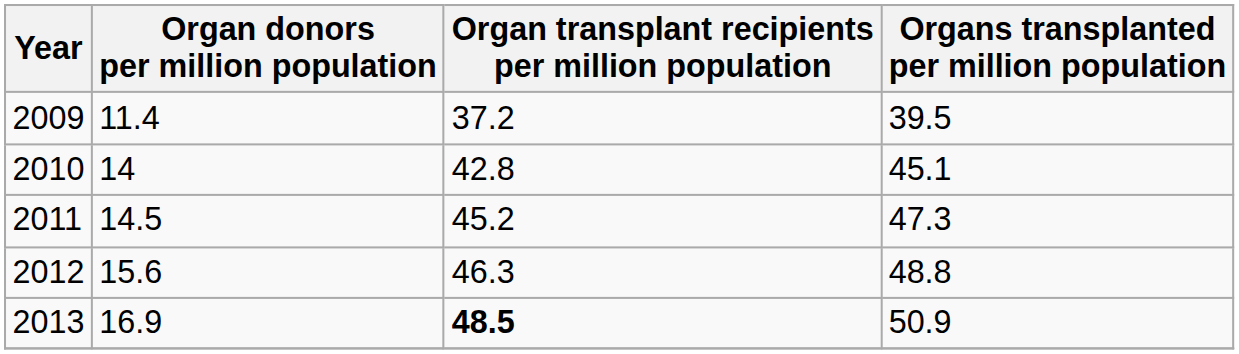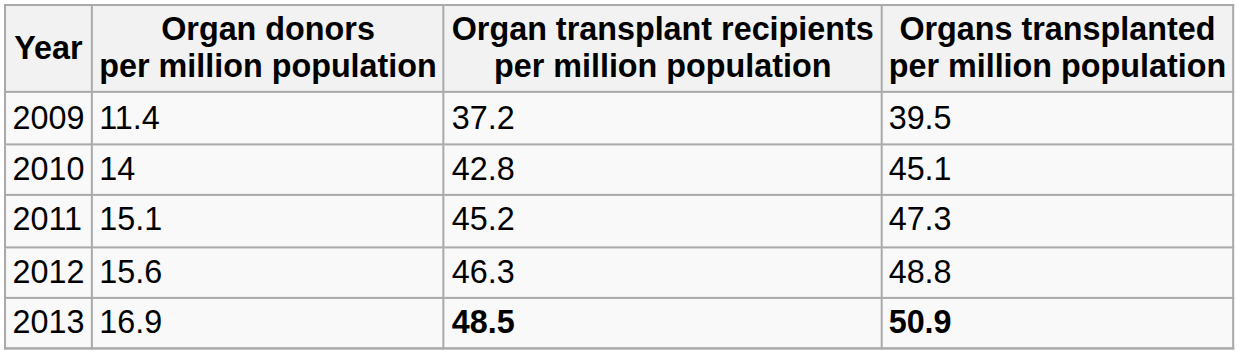(131, 220) 14.5 -> (131, 220) 15.1
(920, 322) normal -> (920, 322) bold
